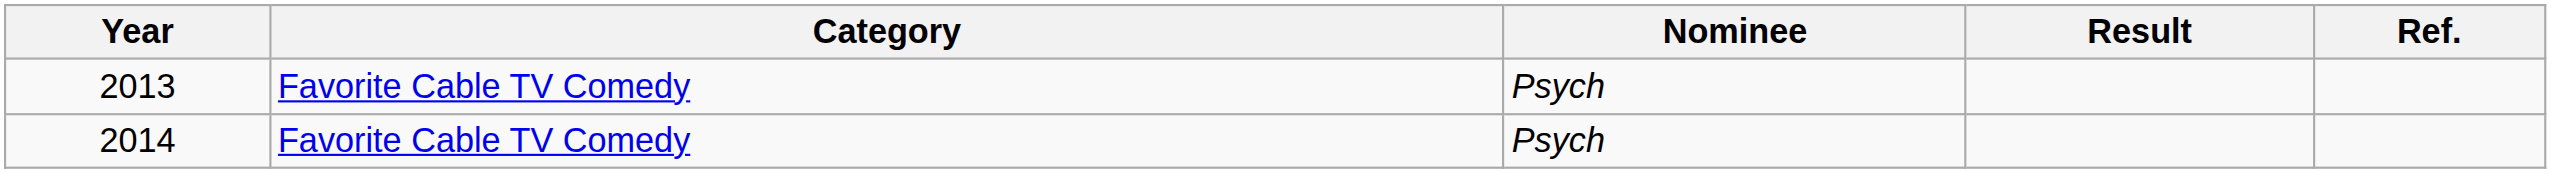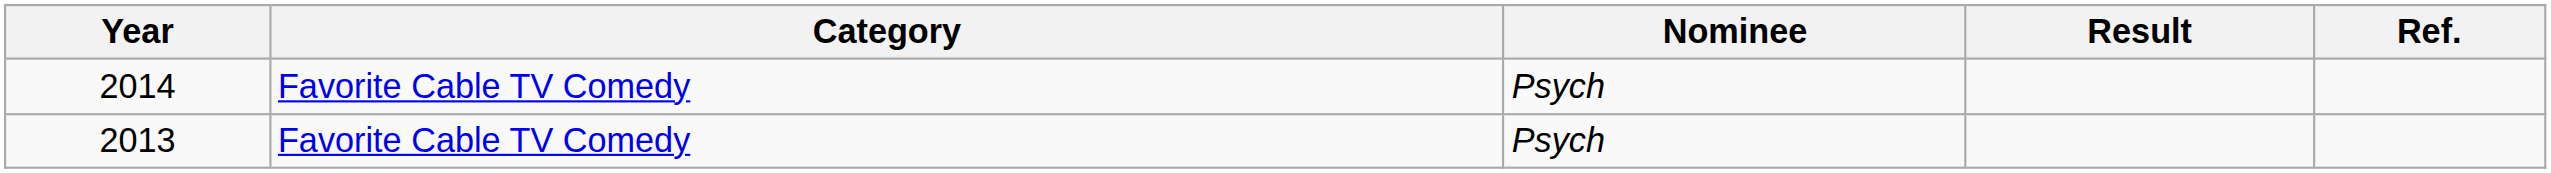rows swapped: (138, 85) <-> (138, 140)
